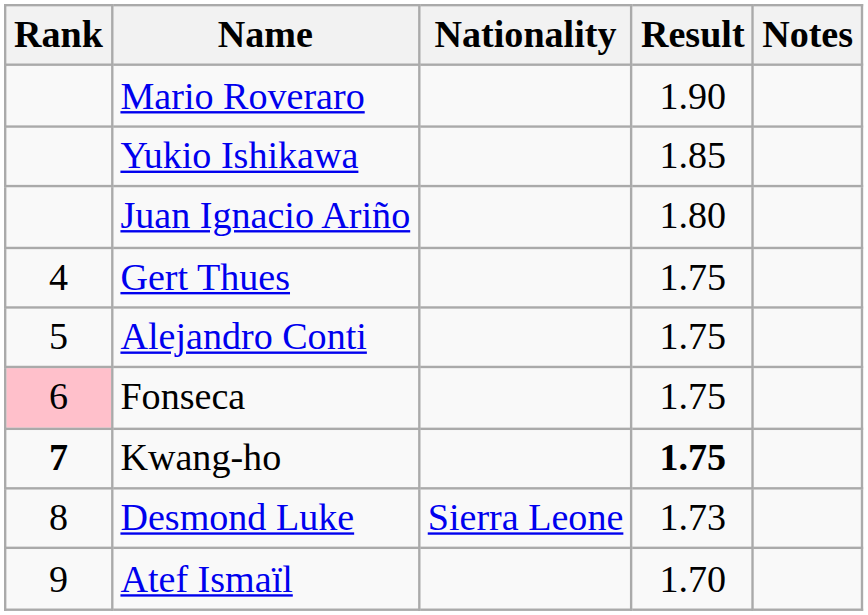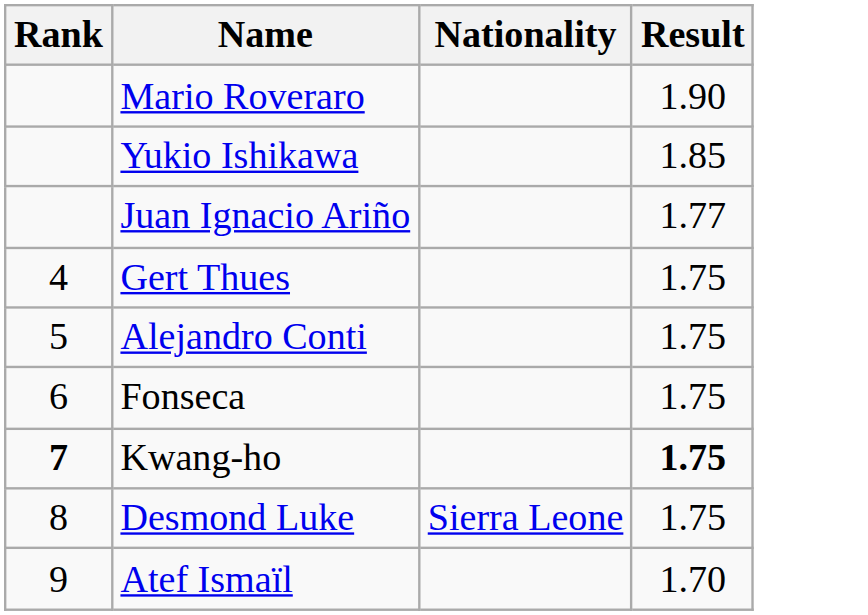- column: (808, 34)
(693, 215) 1.80 -> (693, 215) 1.77
(58, 397) pink background -> (58, 397) no background
(693, 517) 1.73 -> (693, 517) 1.75
